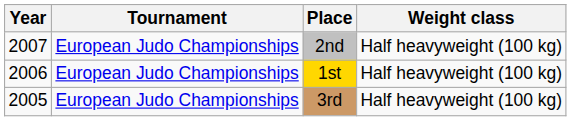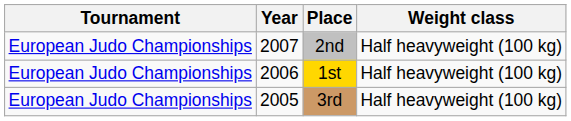columns swapped: (28, 18) <-> (177, 18)
